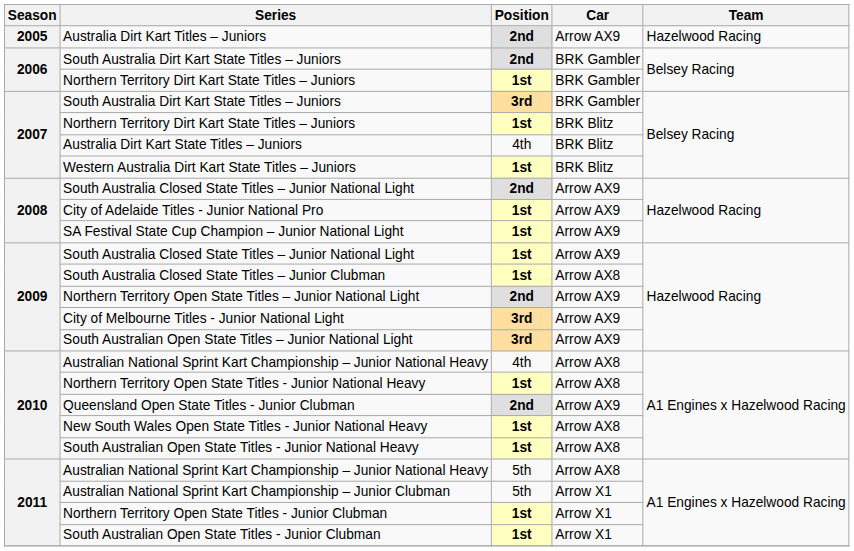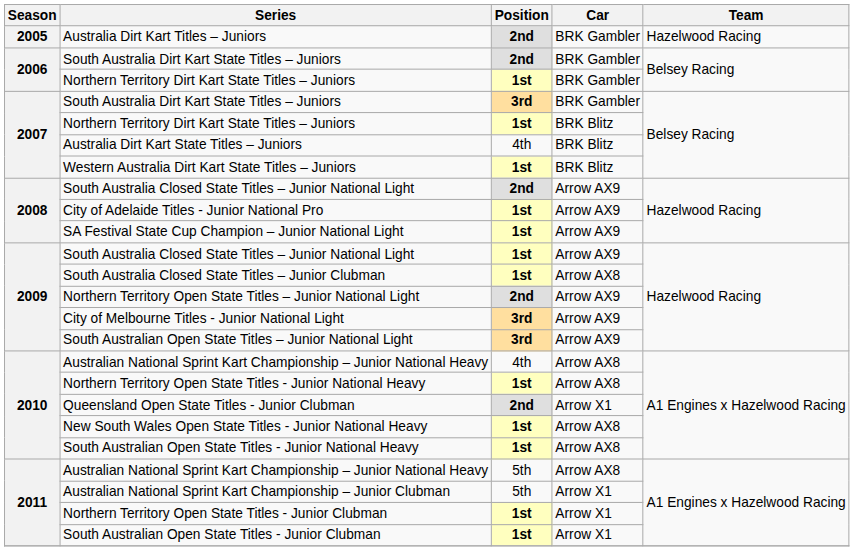(588, 37) Arrow AX9 -> (598, 37) BRK Gambler
(588, 405) Arrow AX9 -> (584, 405) Arrow X1
